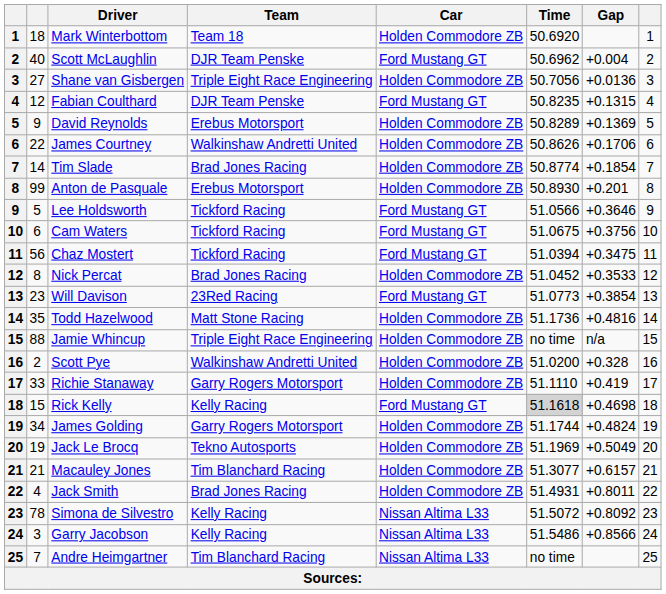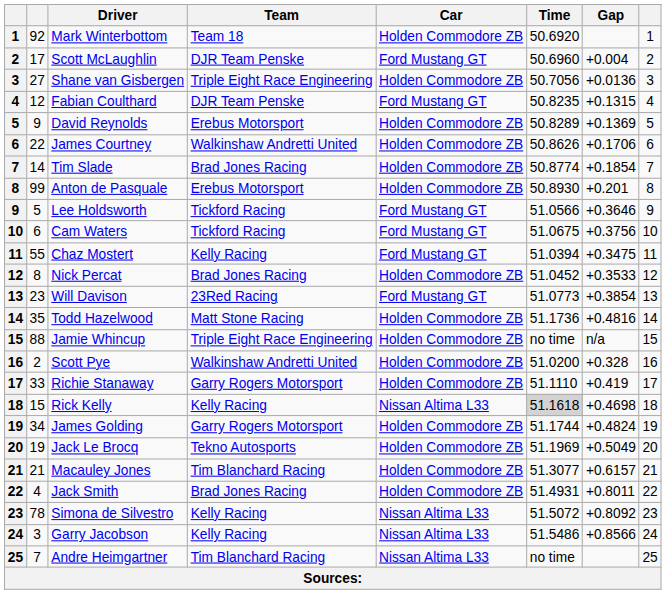(37, 37) 18 -> (37, 37) 92
(37, 58) 40 -> (37, 58) 17
(555, 58) 50.6962 -> (555, 58) 50.6960
(37, 253) 56 -> (37, 253) 55
(238, 253) Tickford Racing -> (229, 253) Kelly Racing
(433, 405) Ford Mustang GT -> (434, 405) Nissan Altima L33
